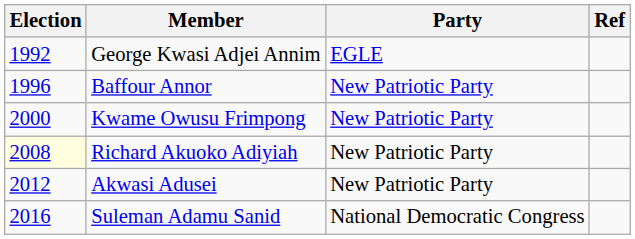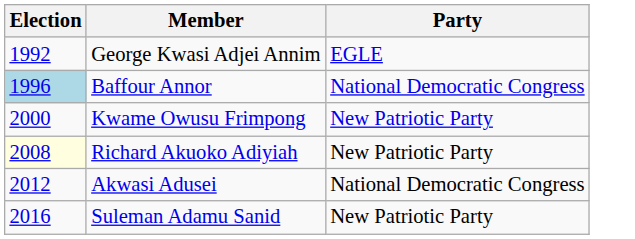- column: (610, 20)
(30, 86) no background -> (30, 86) lightblue background
(412, 86) New Patriotic Party -> (457, 86) National Democratic Congress
(412, 184) New Patriotic Party -> (457, 184) National Democratic Congress
(457, 217) National Democratic Congress -> (412, 217) New Patriotic Party
